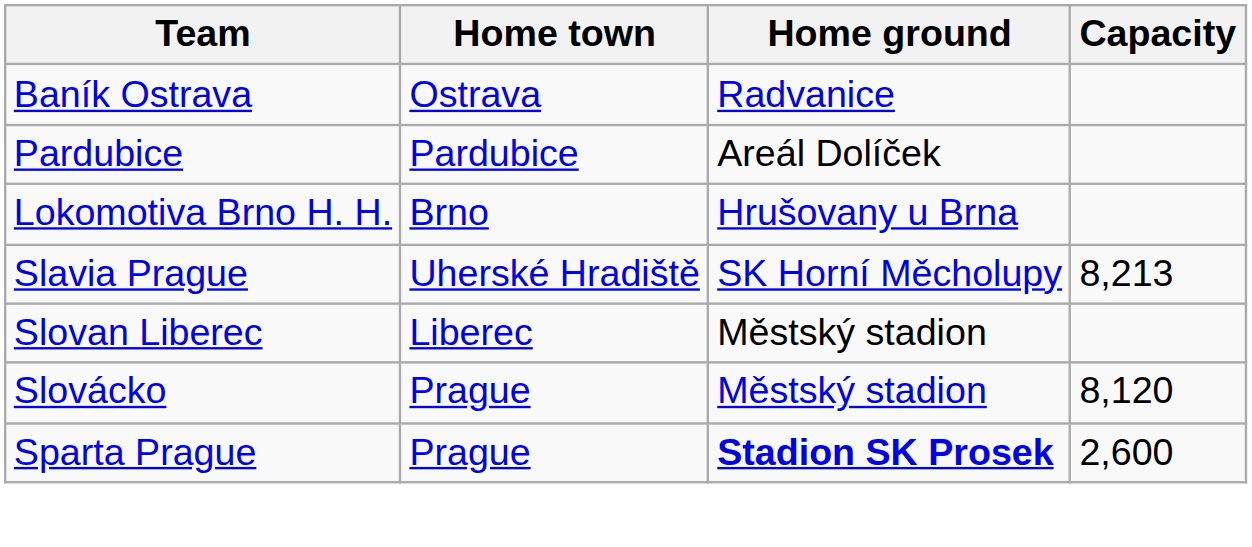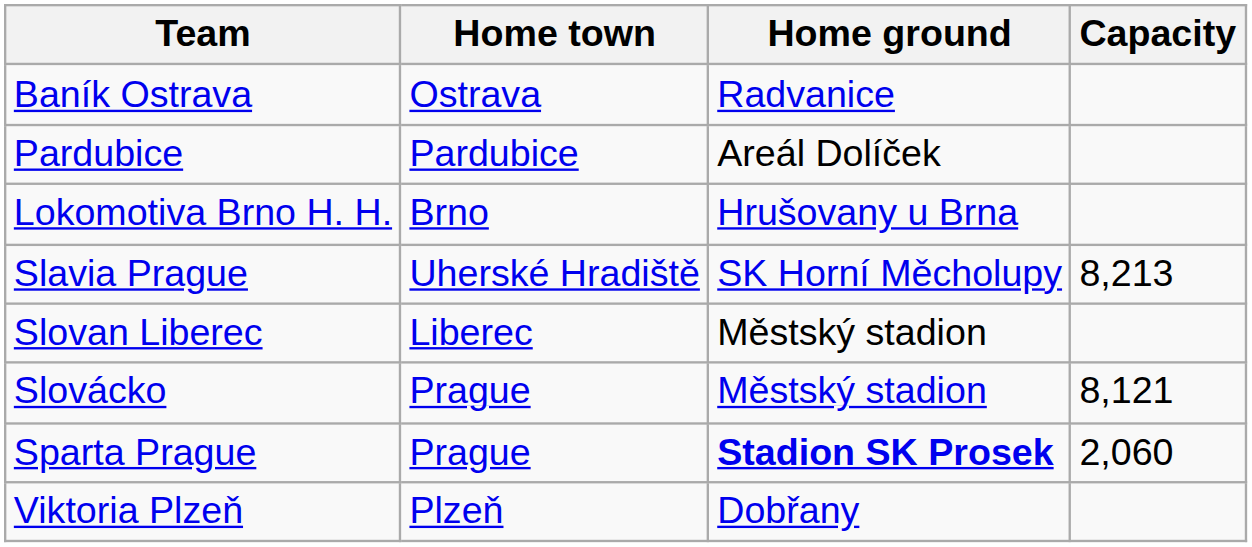(1126, 392) 8,120 -> (1126, 392) 8,121
(1126, 451) 2,600 -> (1126, 451) 2,060
+ row: (128, 511)
